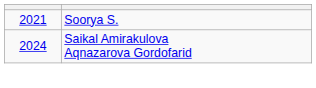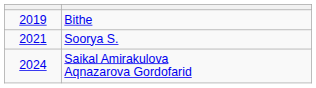+ row: (78, 19)
